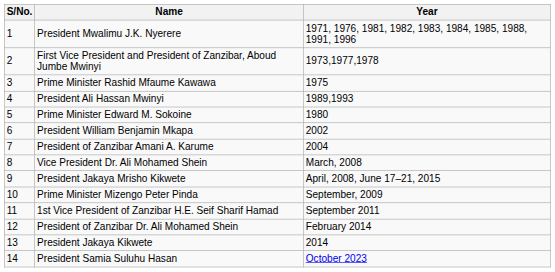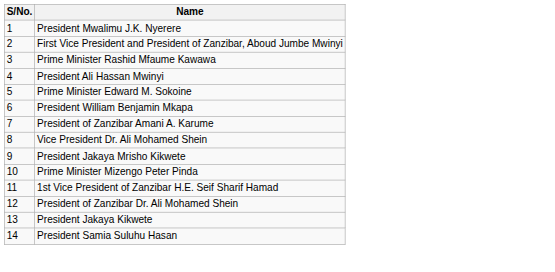- column: (427, 12)
